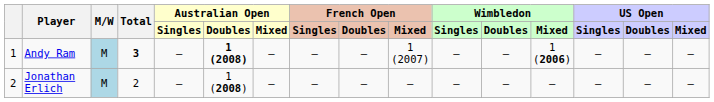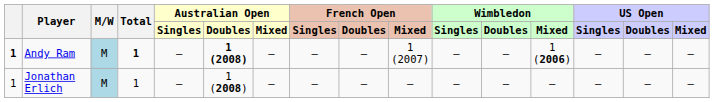(13, 53) normal -> (13, 53) bold
(136, 53) 3 -> (136, 53) 1
(13, 83) 2 -> (13, 83) 1
(136, 83) 2 -> (136, 83) 1
